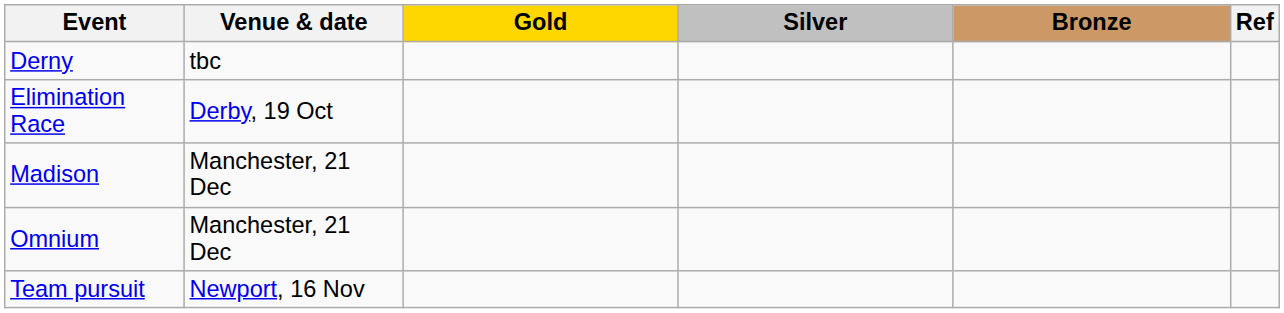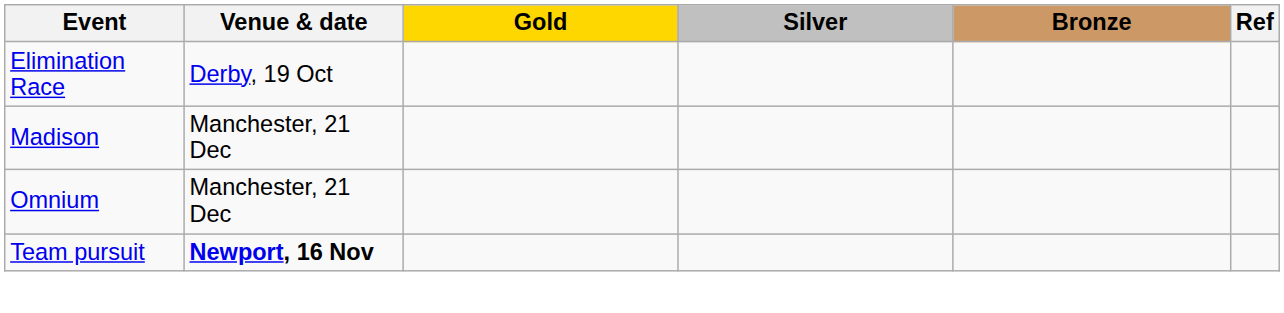- row: (42, 60)
(277, 289) normal -> (282, 251) bold
